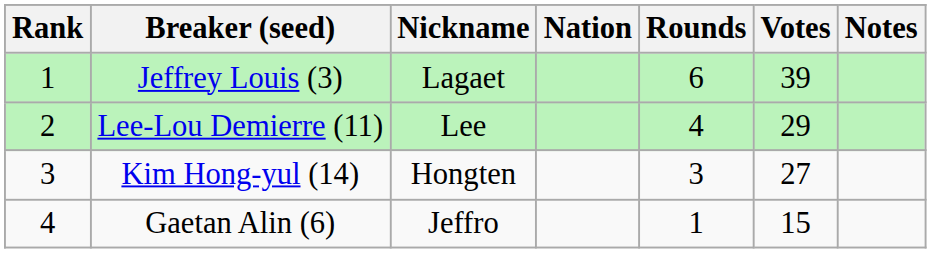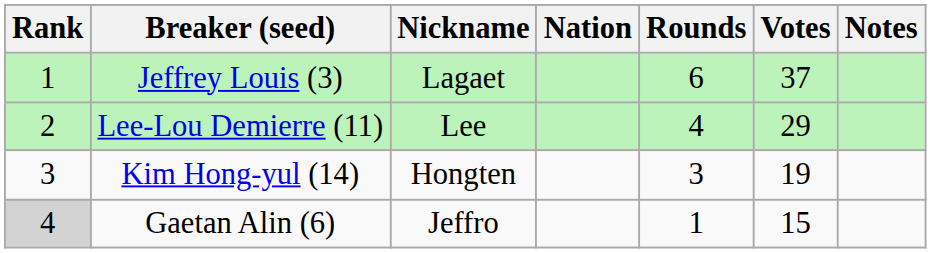(795, 77) 39 -> (795, 77) 37
(795, 174) 27 -> (795, 174) 19
(48, 222) no background -> (48, 222) lightgrey background
